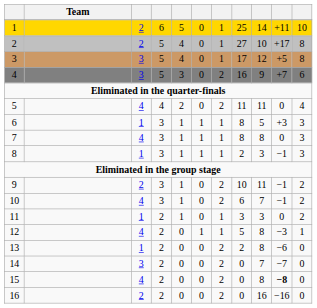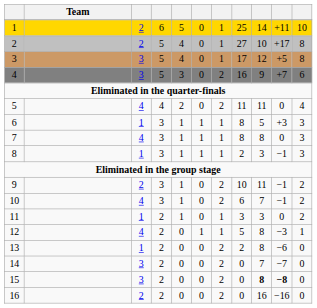(141, 279) 4 -> (141, 279) 3
(262, 279) normal -> (262, 279) bold
